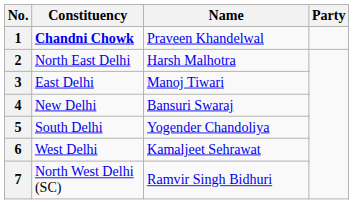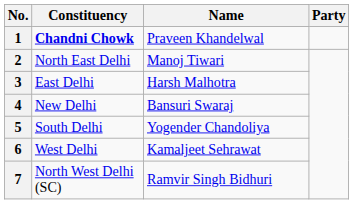(191, 60) Harsh Malhotra -> (186, 60) Manoj Tiwari
(186, 82) Manoj Tiwari -> (191, 82) Harsh Malhotra
